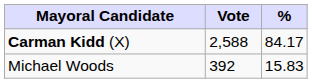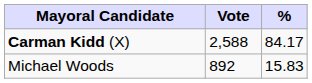(222, 66) 392 -> (222, 66) 892
